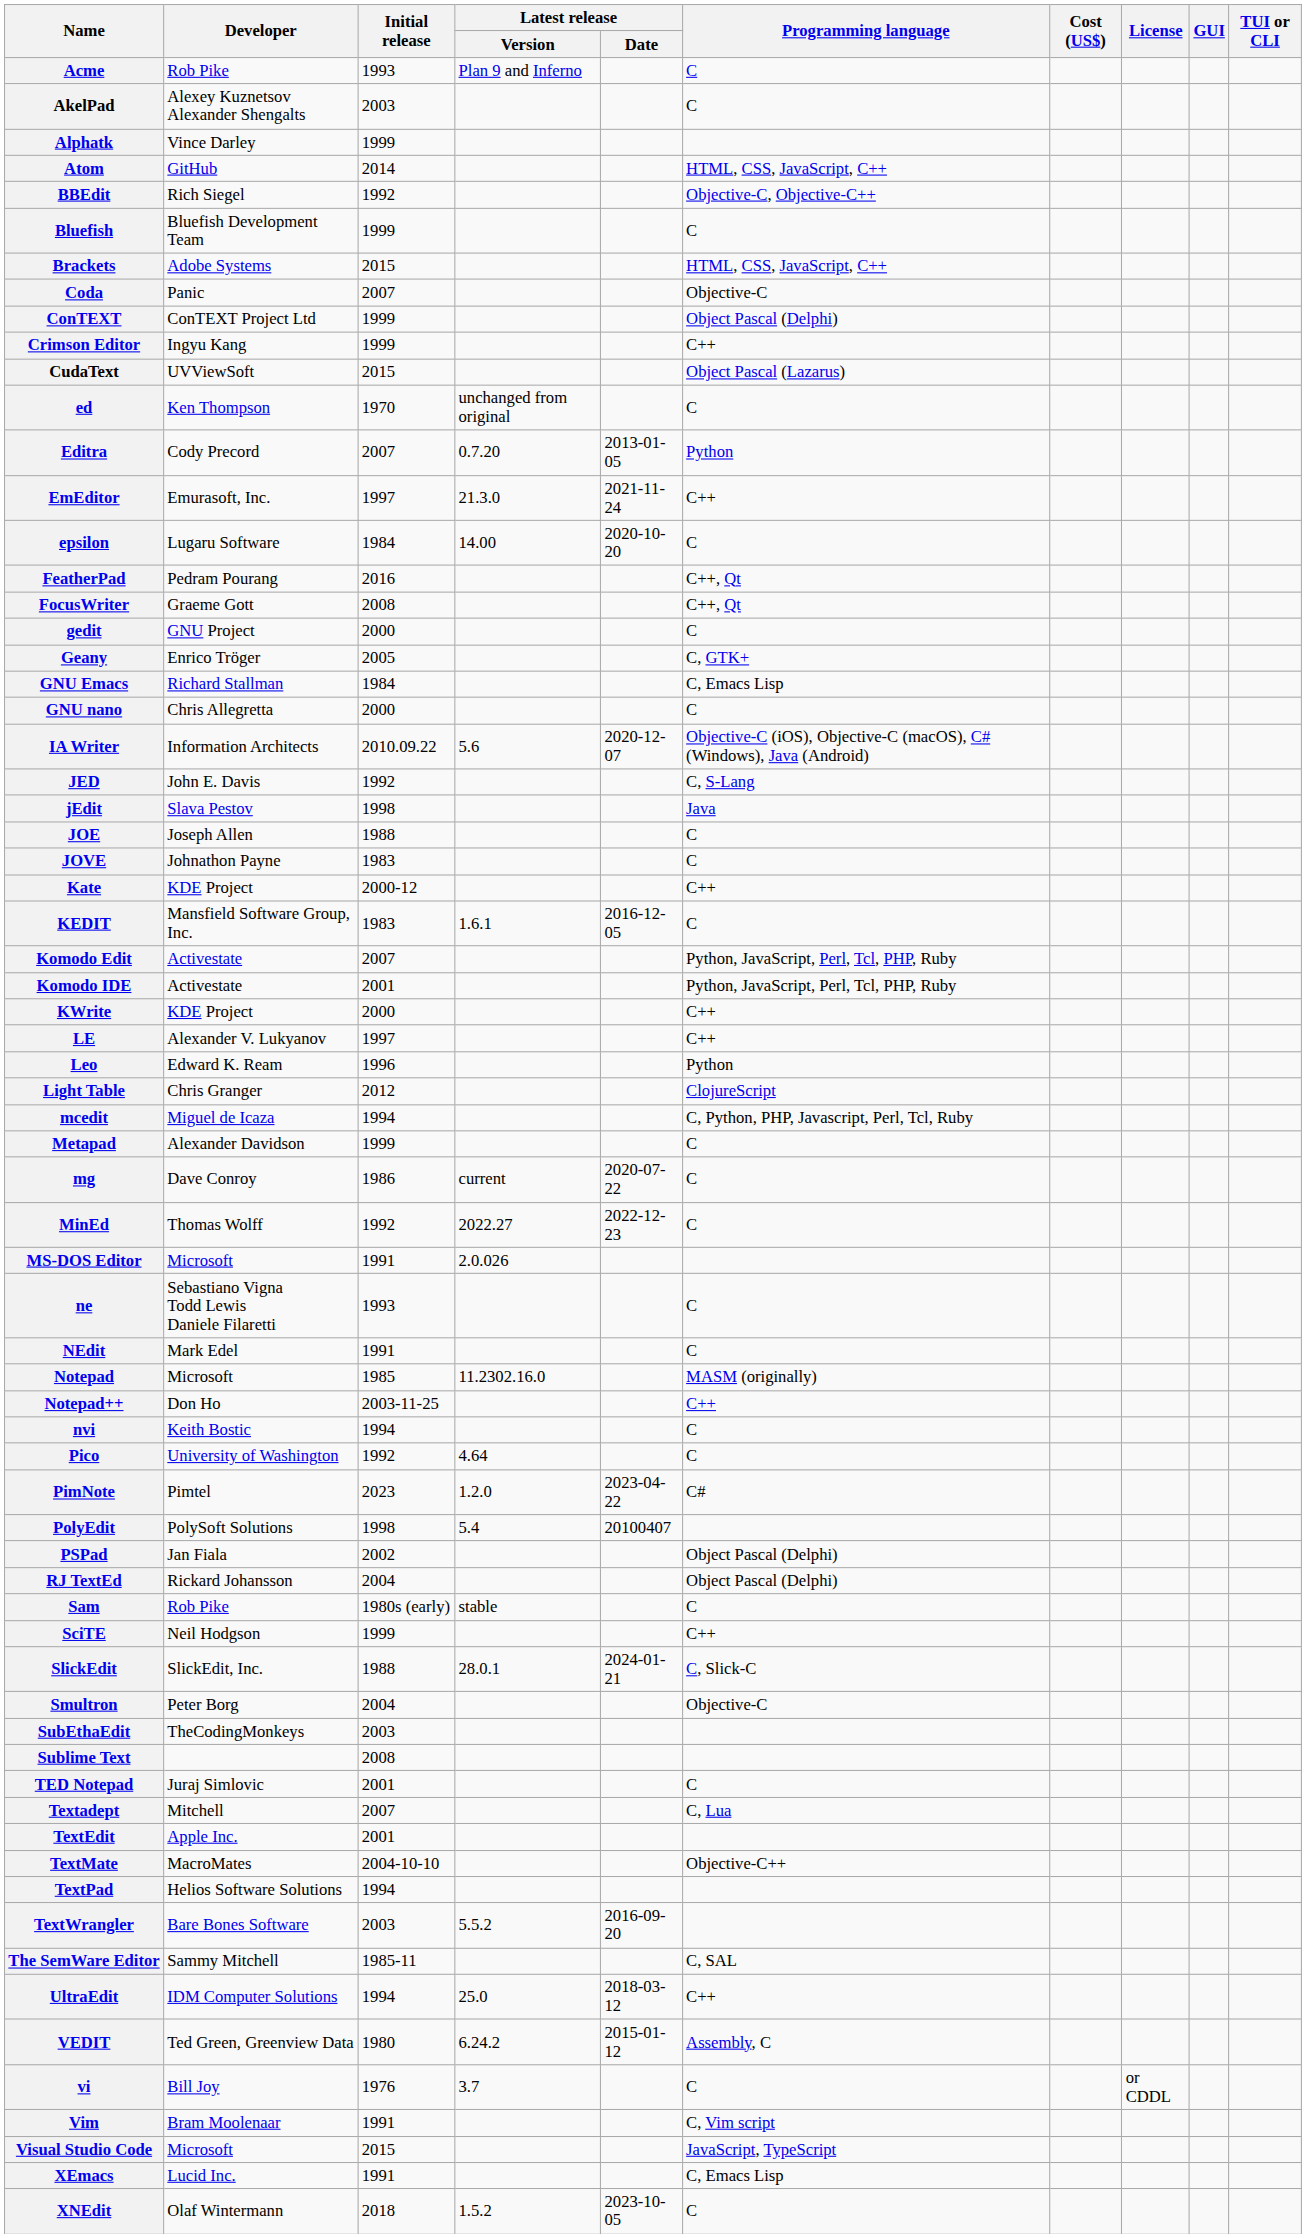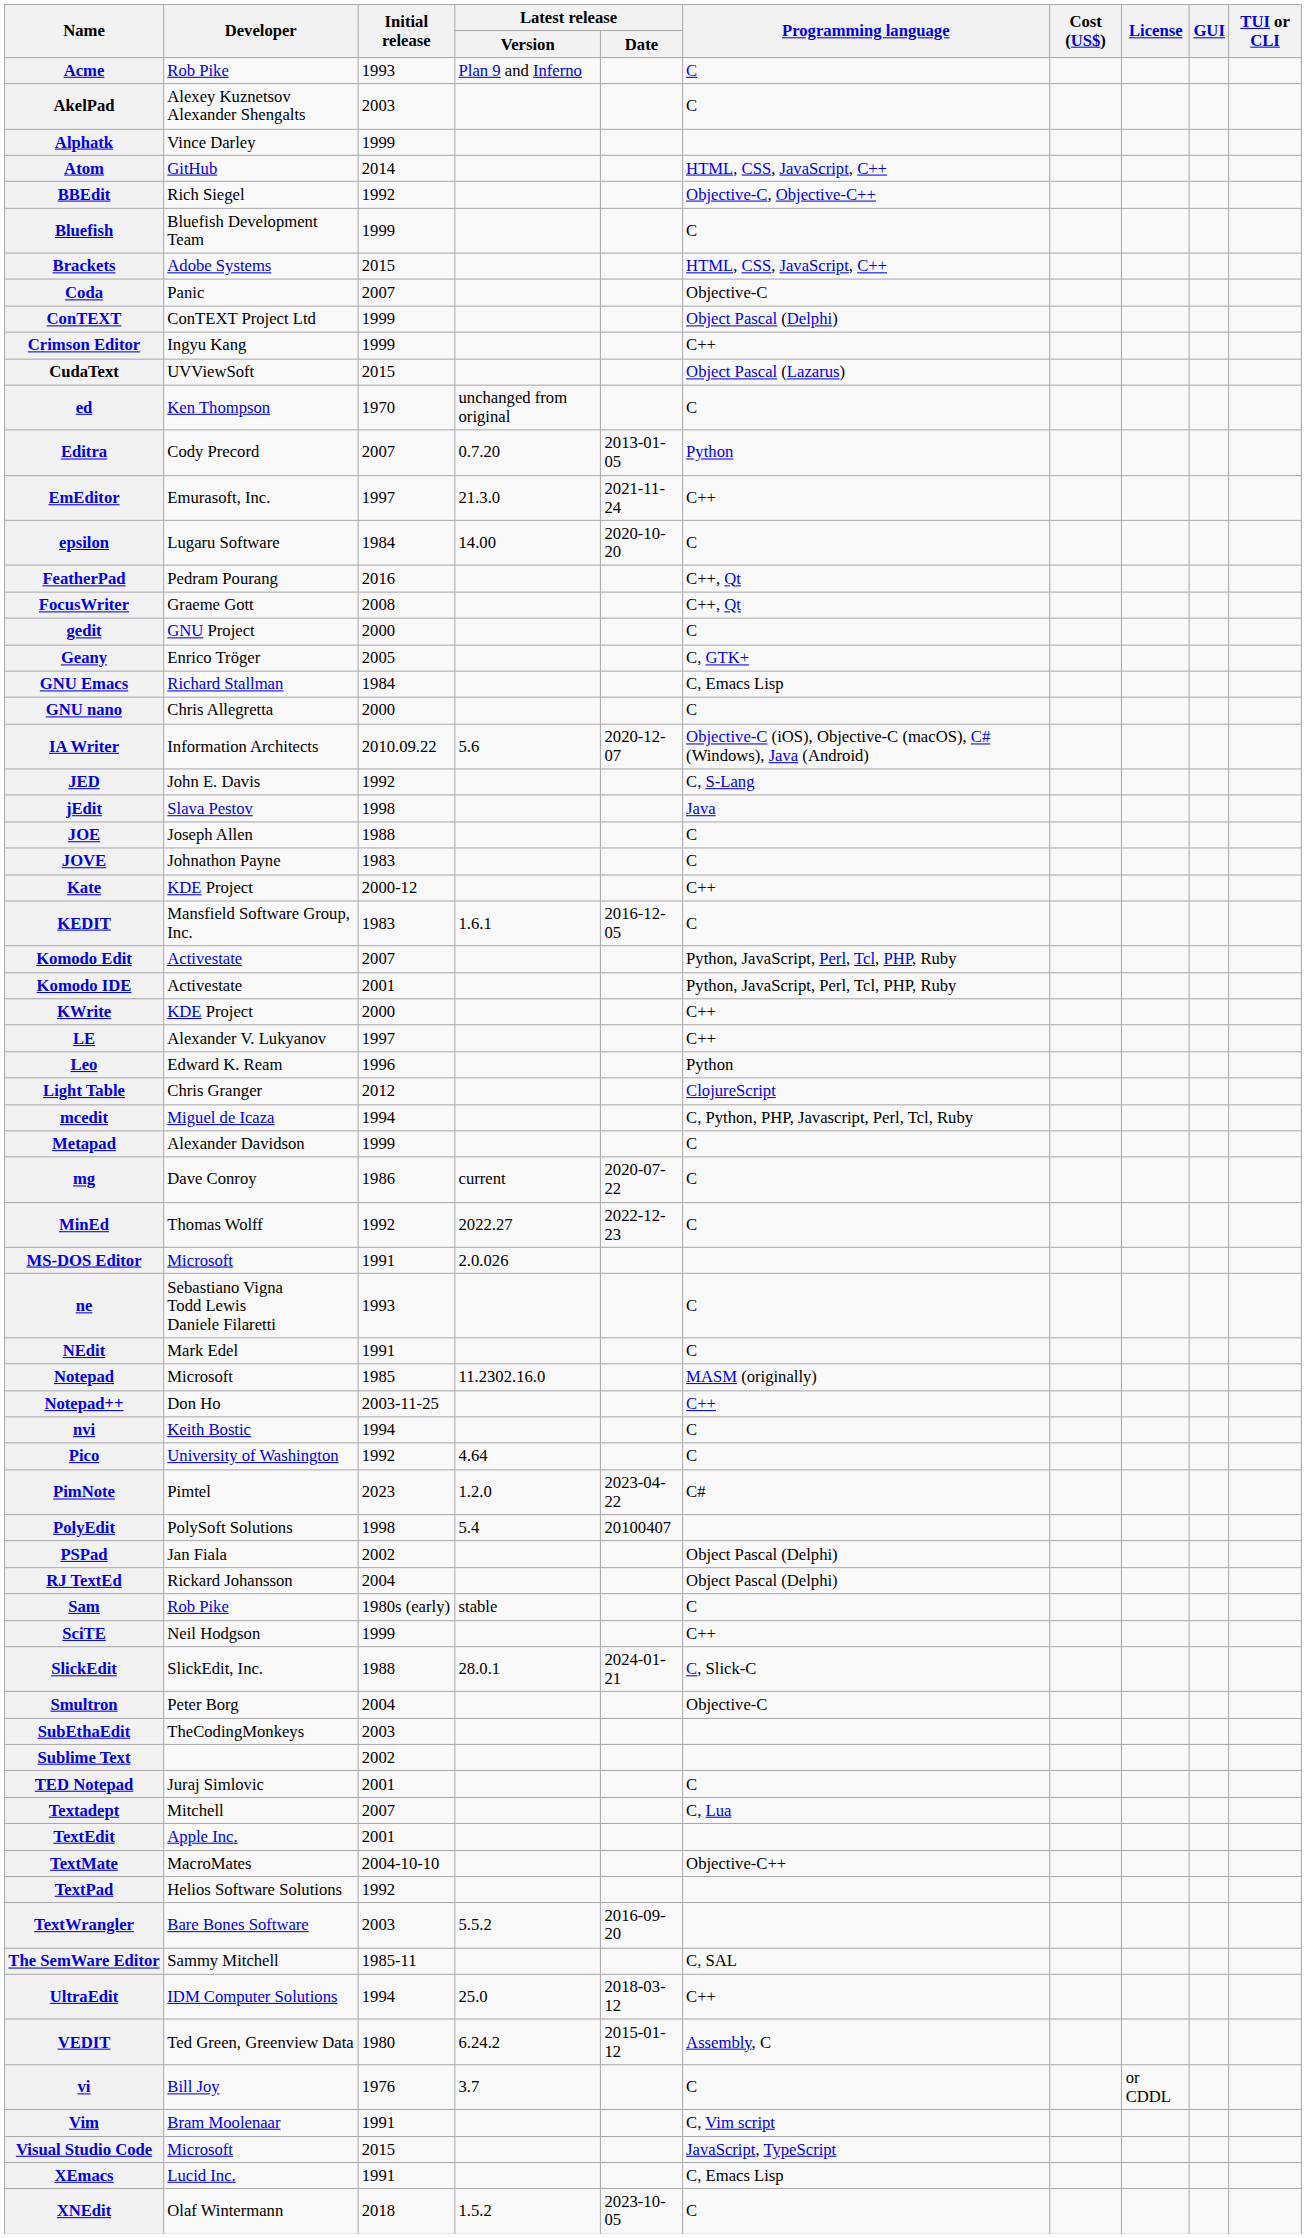(378, 1757) 2008 -> (378, 1757) 2002
(378, 1889) 1994 -> (378, 1889) 1992
